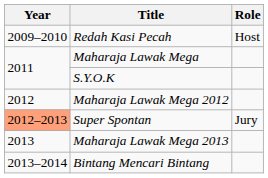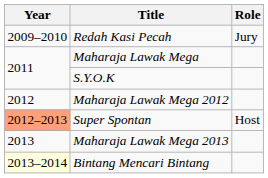(247, 36) Host -> (246, 36) Jury
(246, 120) Jury -> (247, 120) Host
(37, 162) no background -> (37, 162) lightyellow background
